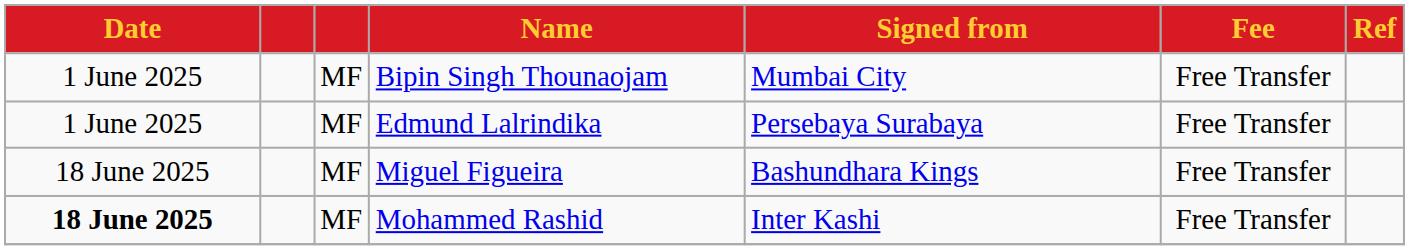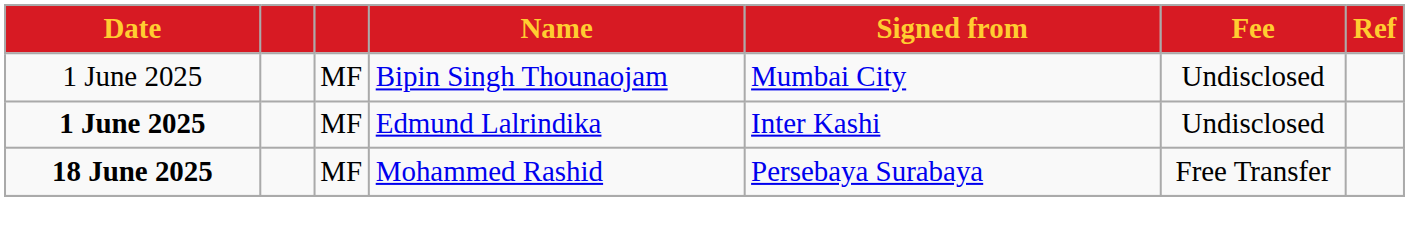(1253, 76) Free Transfer -> (1253, 76) Undisclosed
(132, 124) normal -> (132, 124) bold
(867, 124) Persebaya Surabaya -> (816, 124) Inter Kashi
(1253, 124) Free Transfer -> (1253, 124) Undisclosed
- row: (469, 171)
(816, 219) Inter Kashi -> (867, 171) Persebaya Surabaya
